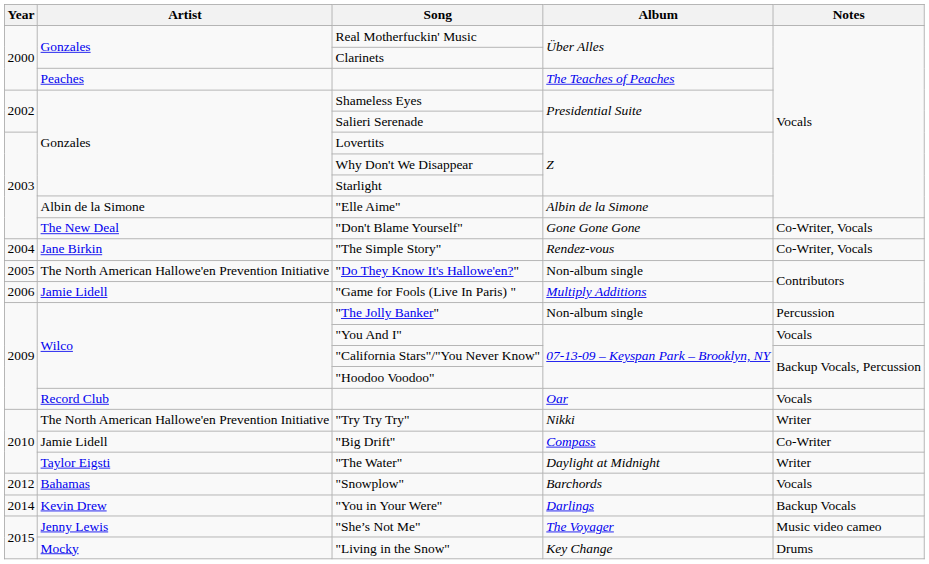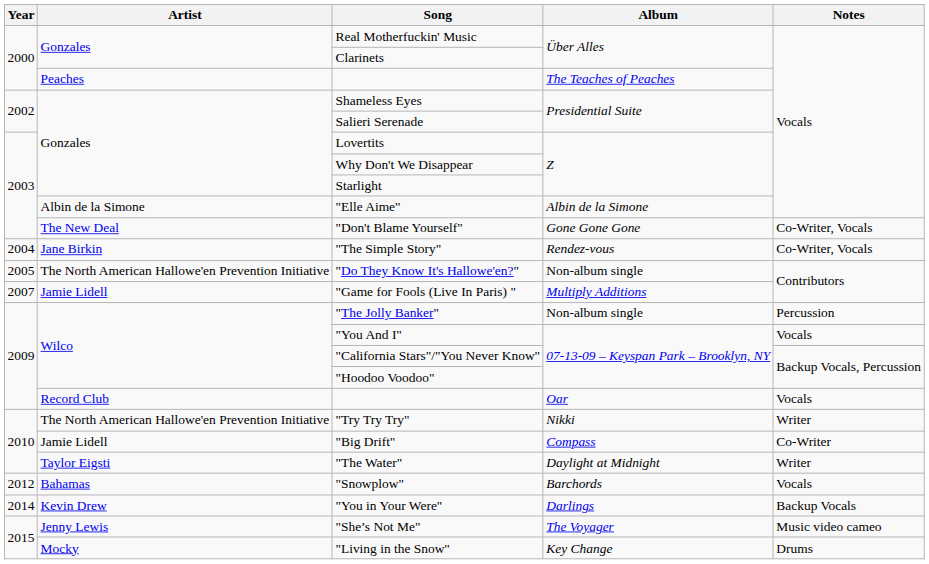(21, 292) 2006 -> (21, 292) 2007
